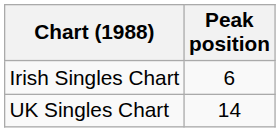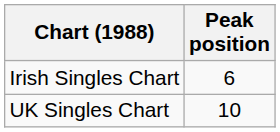(229, 110) 14 -> (229, 110) 10
